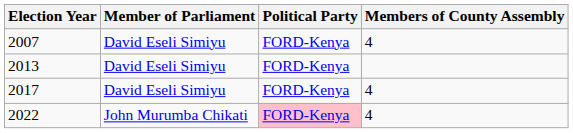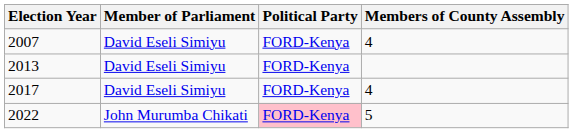(369, 115) 4 -> (369, 115) 5
